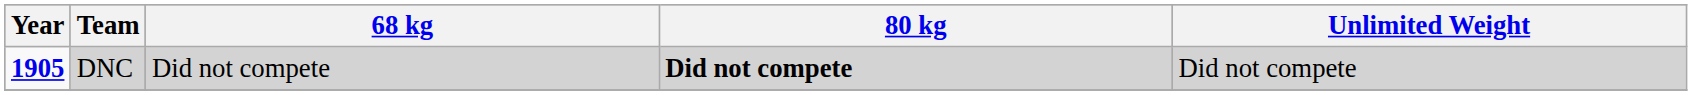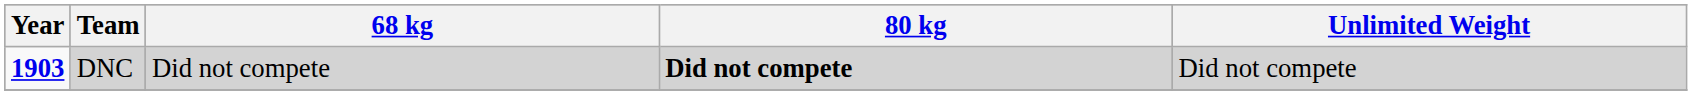(38, 68) 1905 -> (38, 68) 1903
